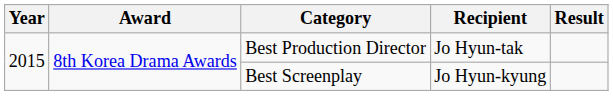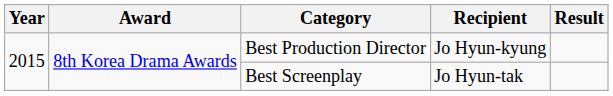(479, 47) Jo Hyun-tak -> (490, 47) Jo Hyun-kyung
(490, 76) Jo Hyun-kyung -> (479, 76) Jo Hyun-tak
